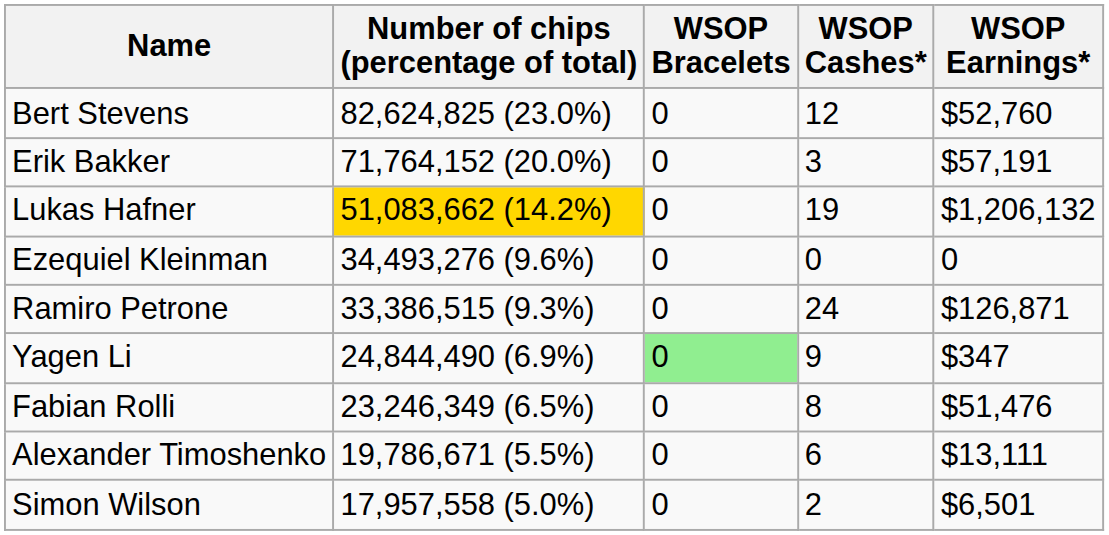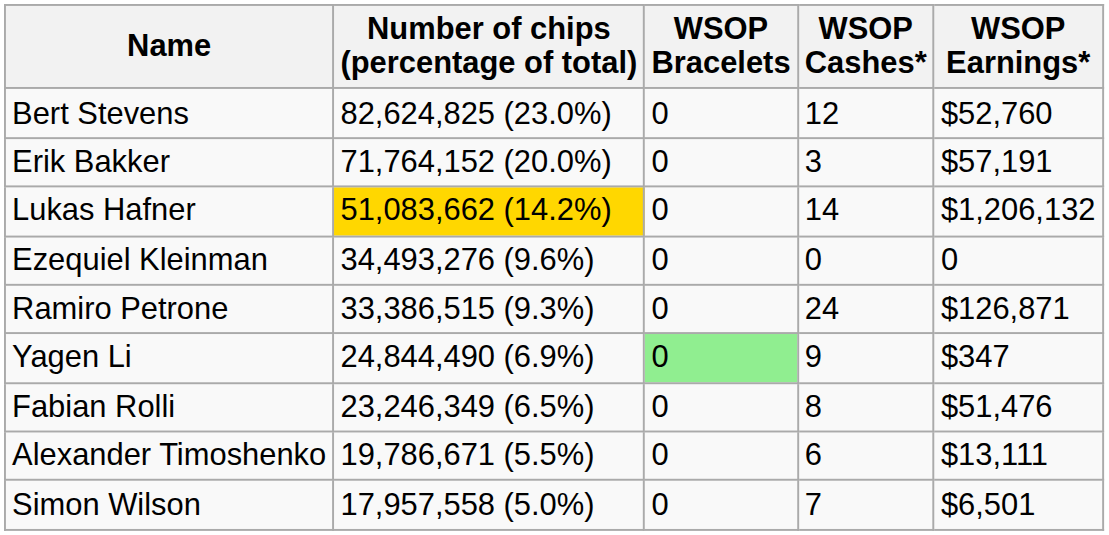(822, 210) 19 -> (822, 210) 14
(813, 504) 2 -> (813, 504) 7
